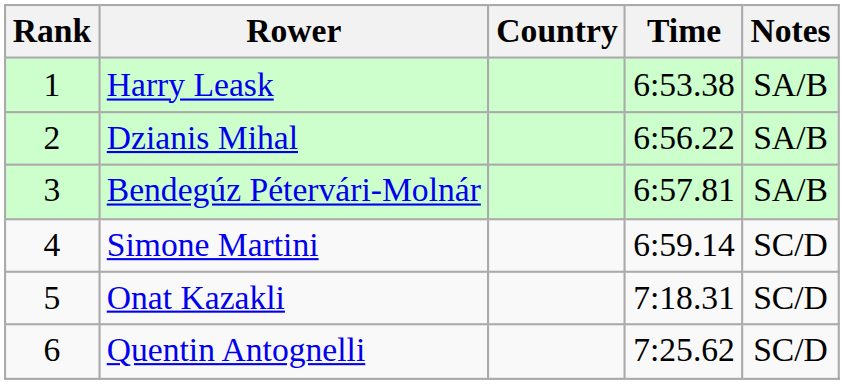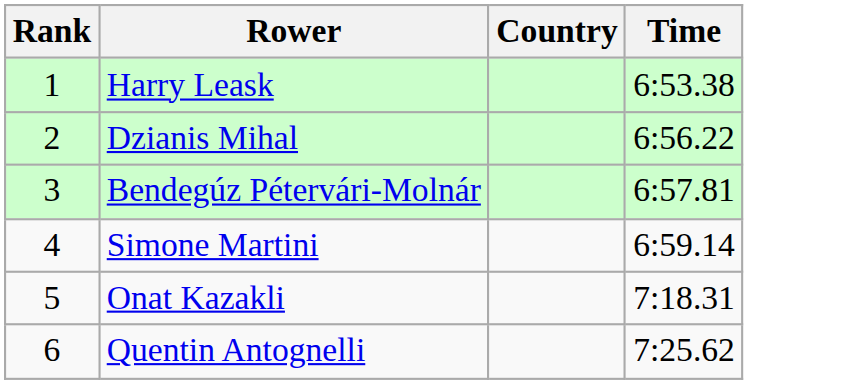- column: (791, 31)
